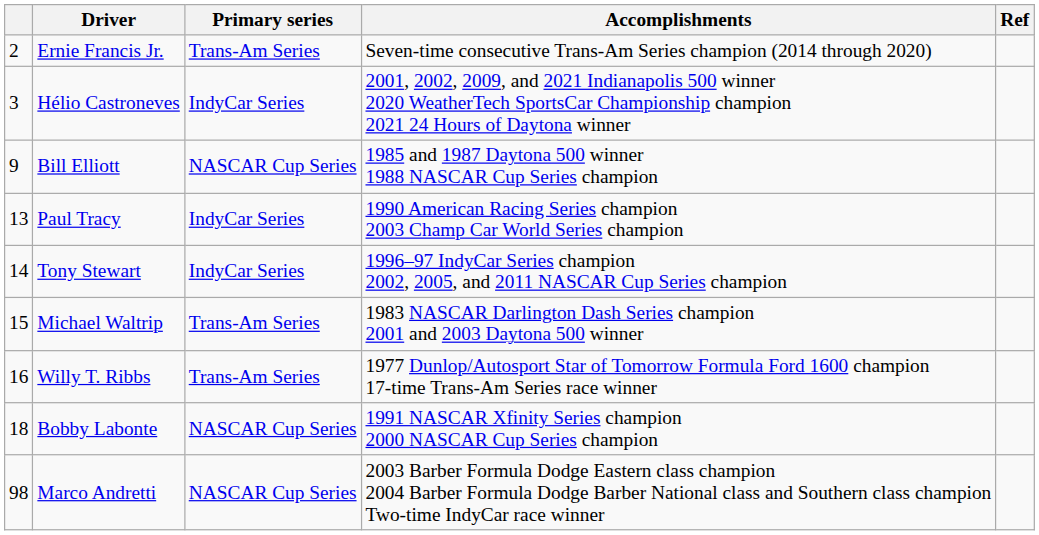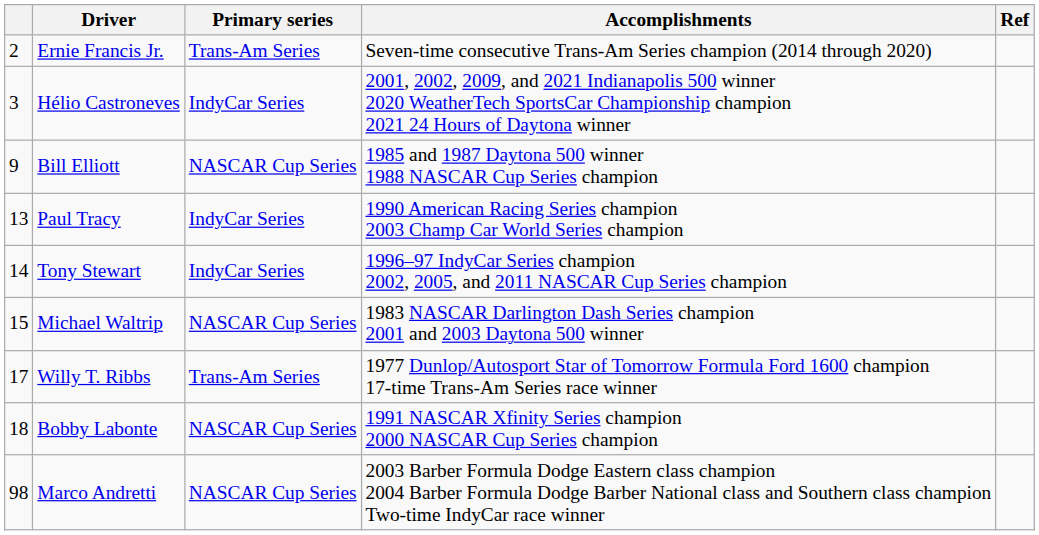(254, 323) Trans-Am Series -> (273, 323) NASCAR Cup Series
(19, 376) 16 -> (19, 376) 17
